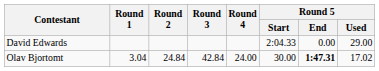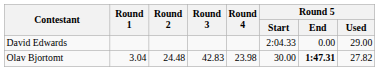(174, 58) 24.84 -> (174, 58) 24.48
(213, 58) 42.84 -> (213, 58) 42.83
(246, 58) 24.00 -> (246, 58) 23.98
(361, 58) 17.02 -> (361, 58) 27.82
